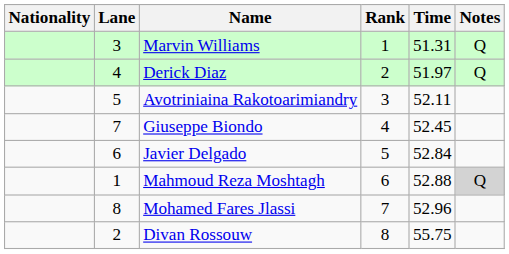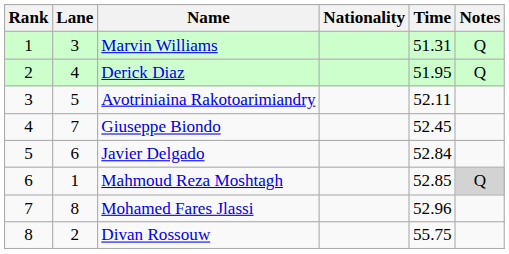columns swapped: (385, 18) <-> (49, 18)
(432, 72) 51.97 -> (432, 72) 51.95
(432, 180) 52.88 -> (432, 180) 52.85
